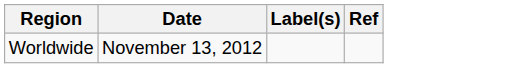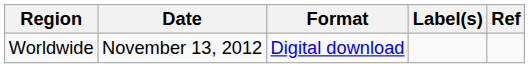+ column: (338, 18)
